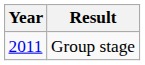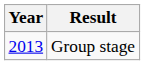(25, 45) 2011 -> (26, 45) 2013
